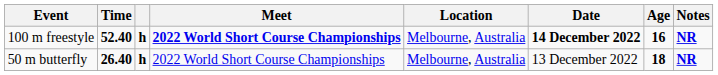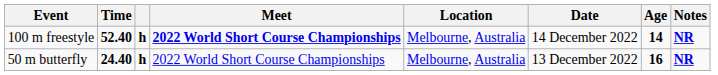(586, 37) bold -> (585, 37) normal
(658, 37) 16 -> (656, 37) 14
(116, 59) 26.40 -> (116, 59) 24.40
(658, 59) 18 -> (656, 59) 16
